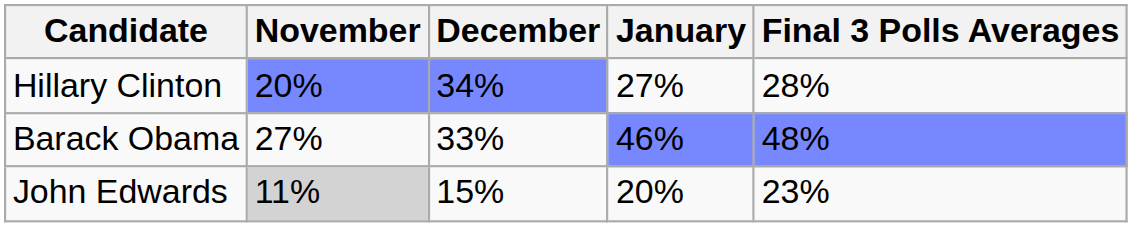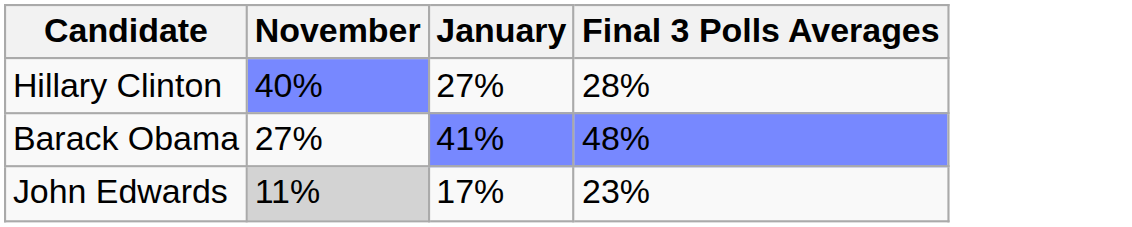- column: (518, 31)
(289, 85) 20% -> (289, 85) 40%
(650, 138) 46% -> (470, 138) 41%
(650, 192) 20% -> (470, 192) 17%
